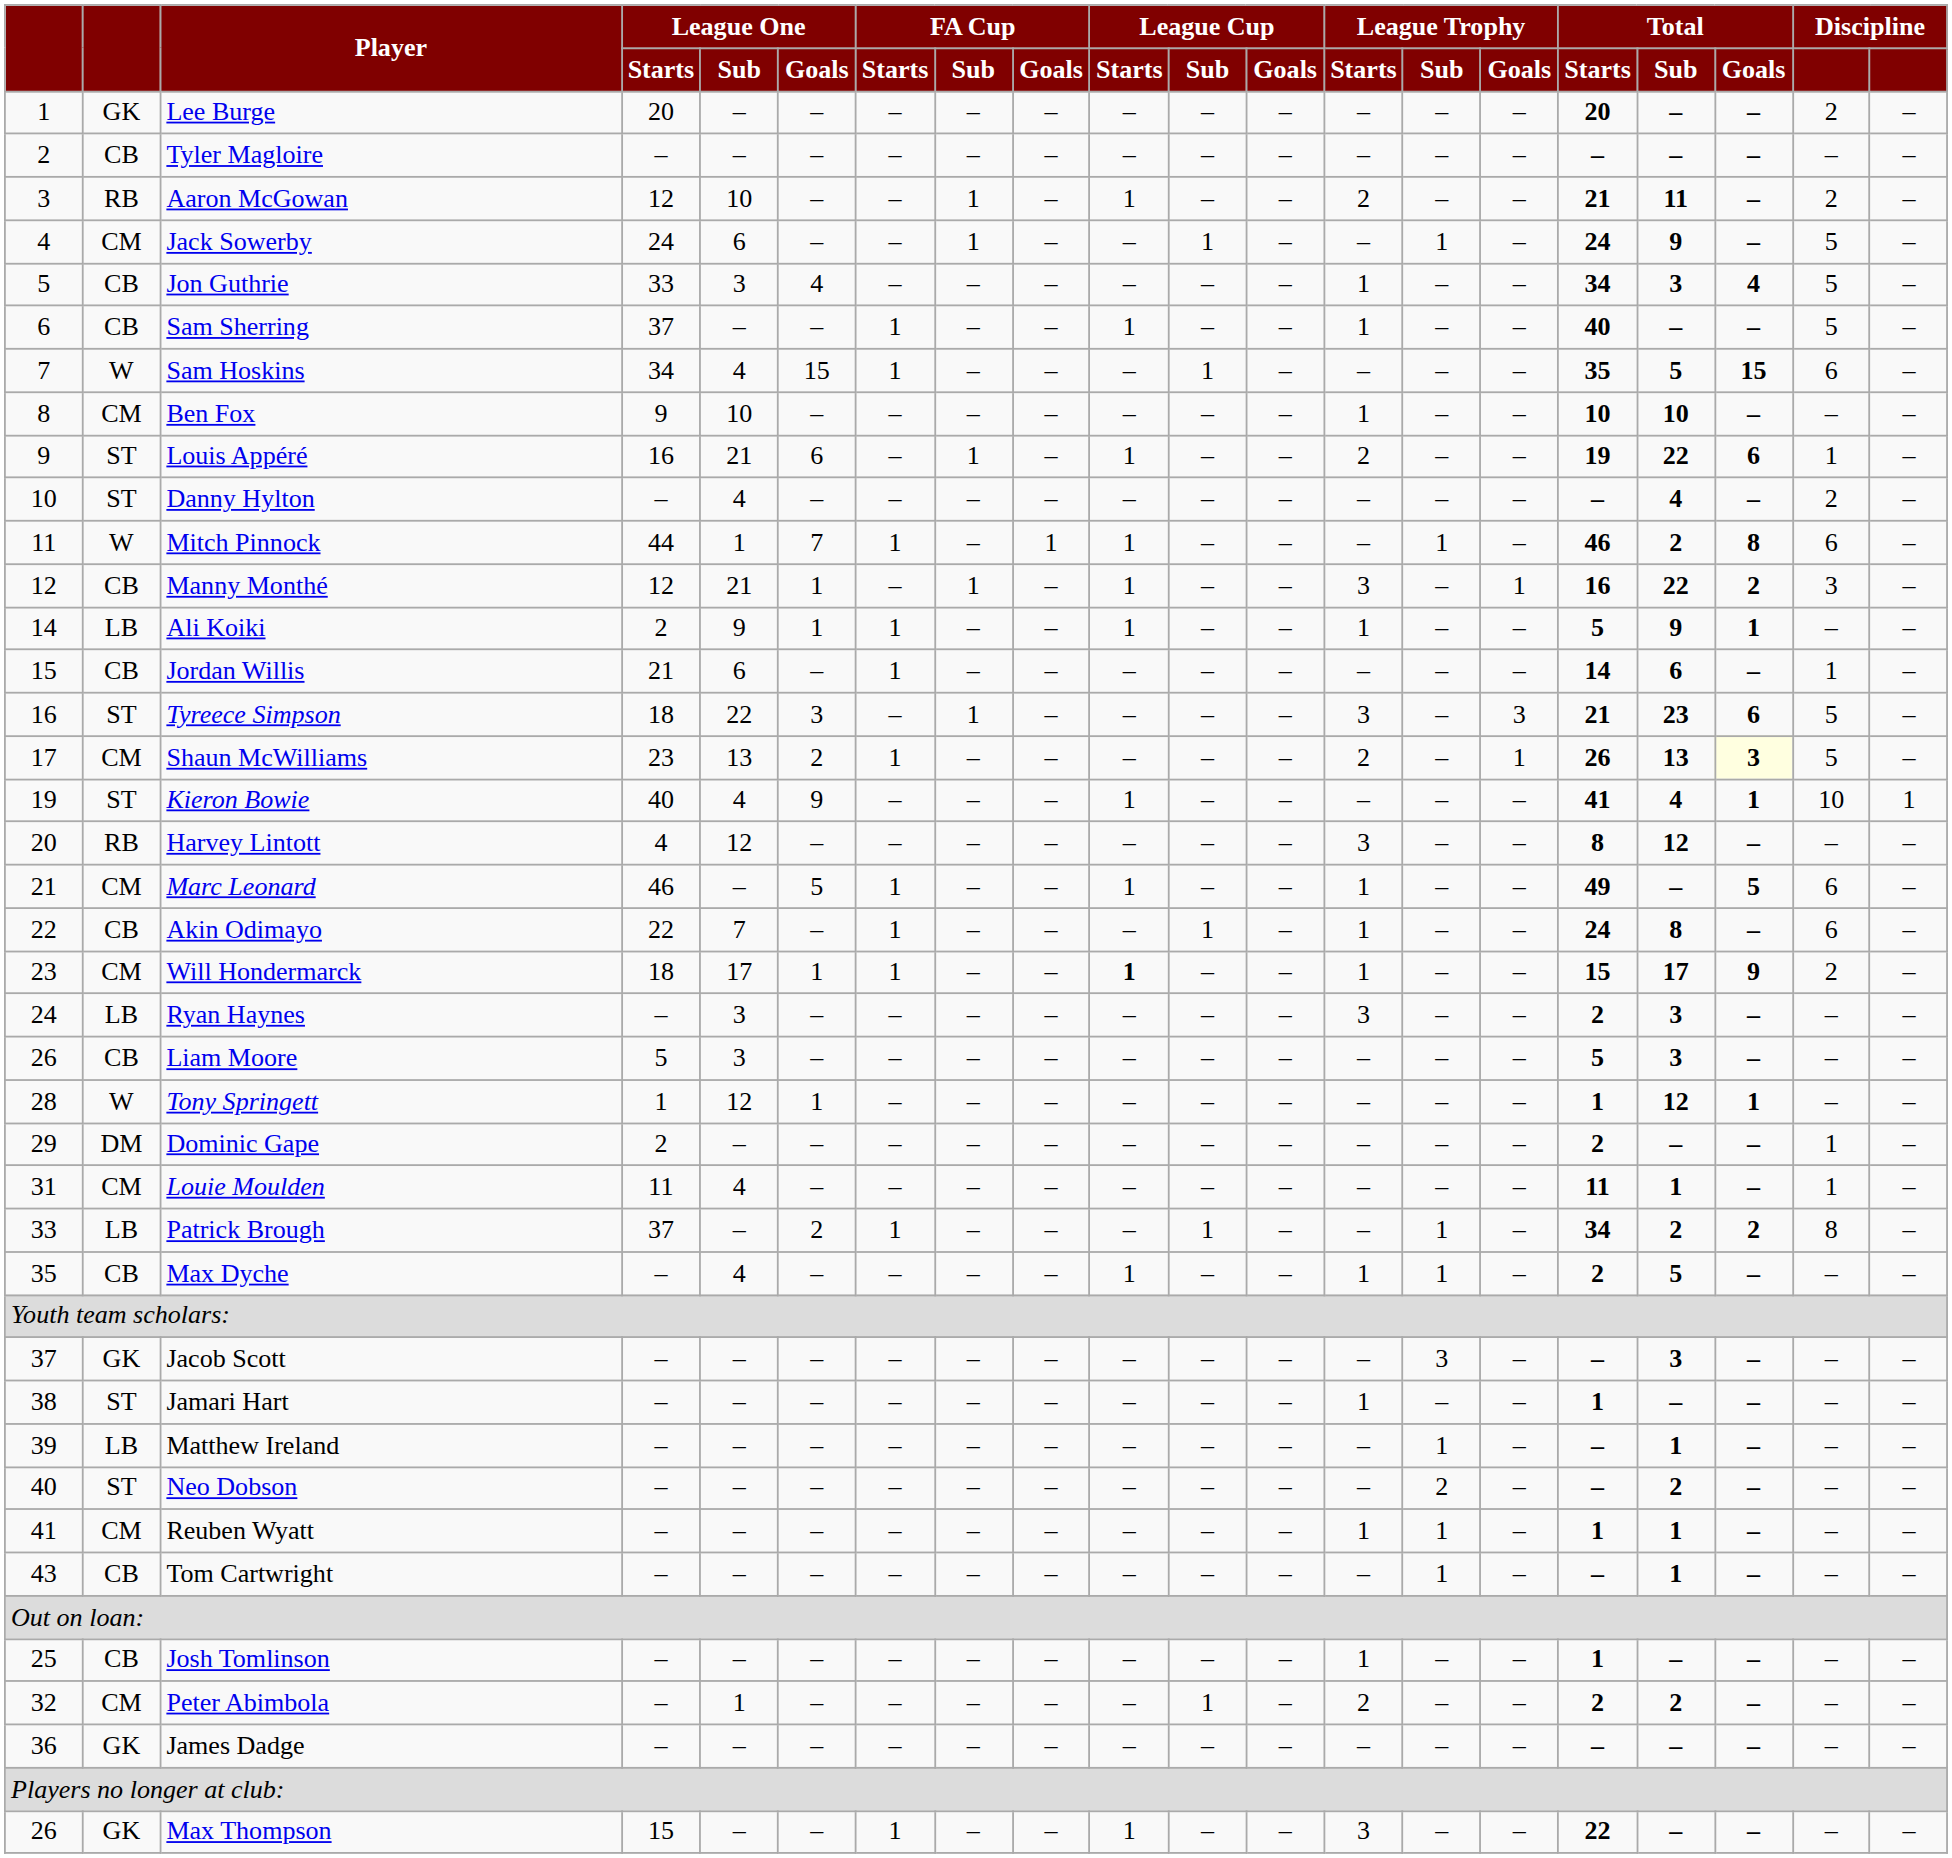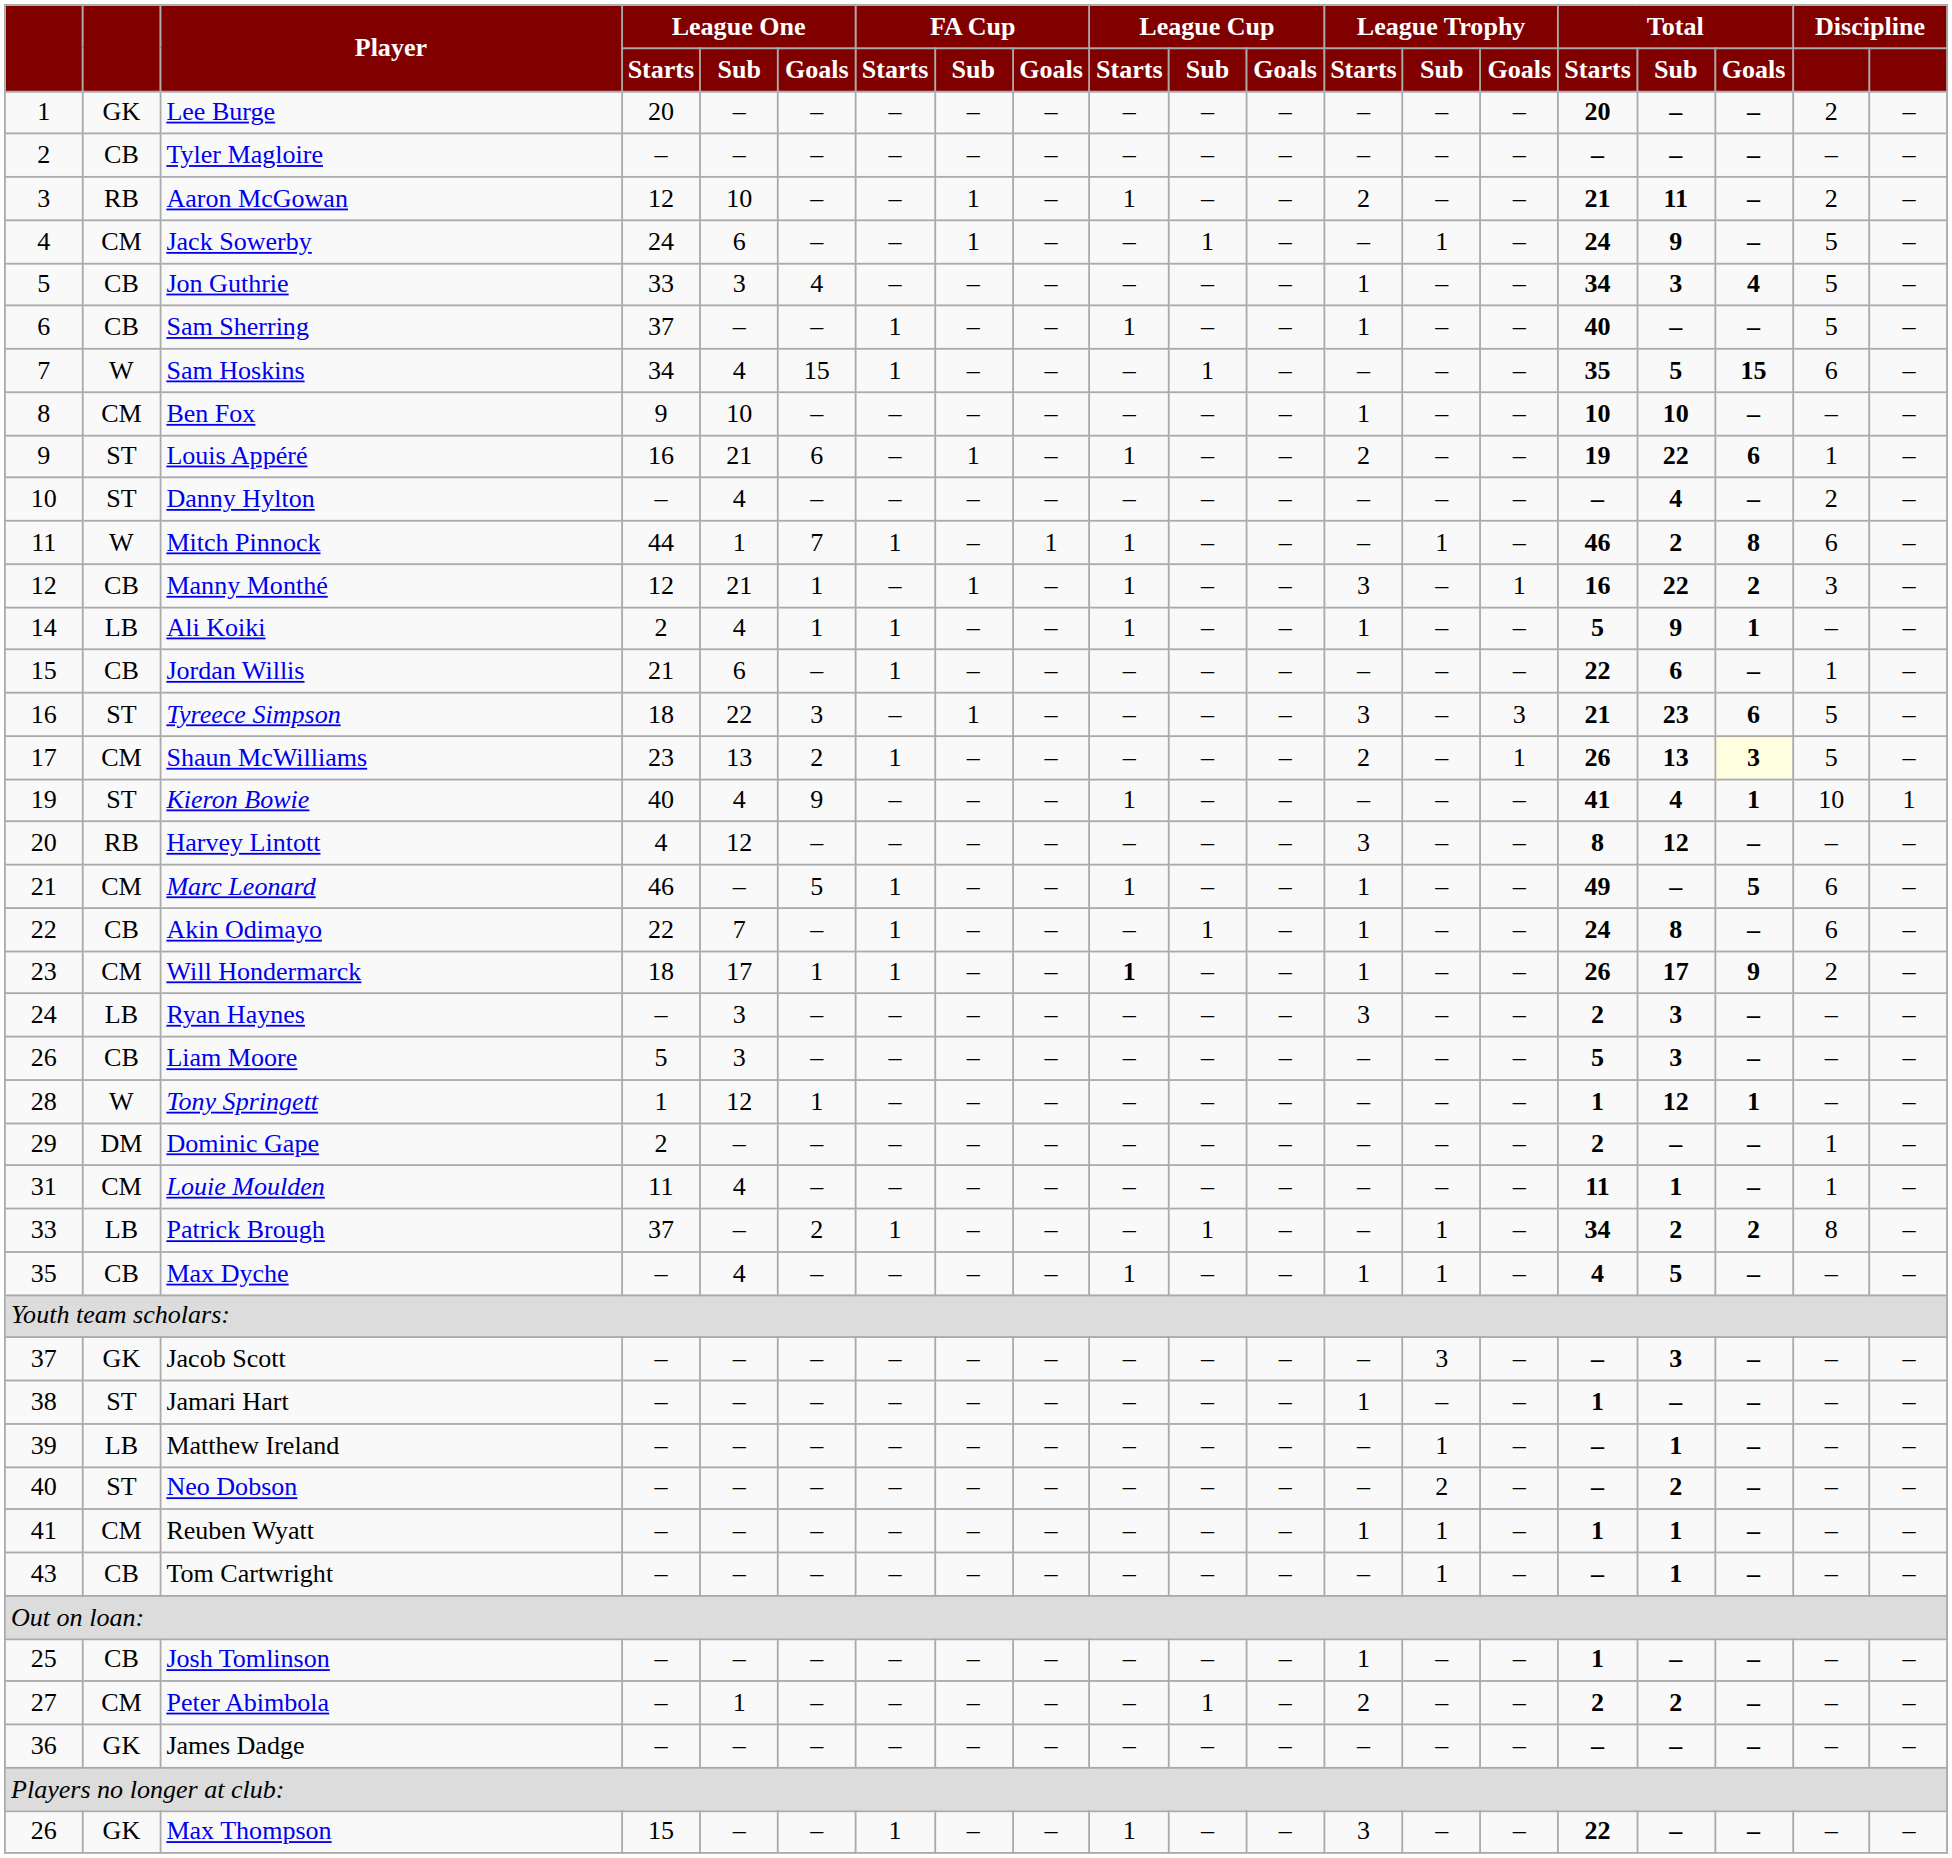(739, 628) 9 -> (739, 628) 4
(1598, 671) 14 -> (1598, 671) 22
(1598, 972) 15 -> (1598, 972) 26
(1598, 1273) 2 -> (1598, 1273) 4
(44, 1702) 32 -> (44, 1702) 27
